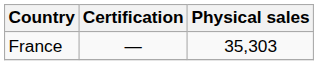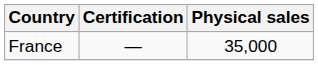(251, 45) 35,303 -> (251, 45) 35,000
